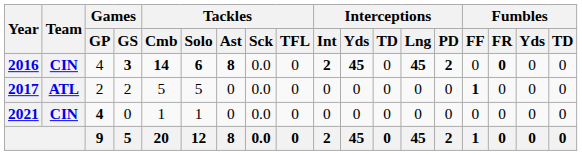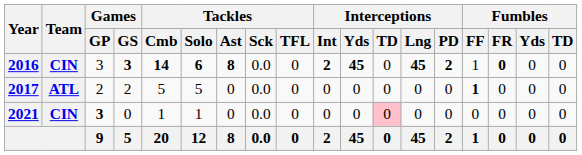(100, 65) 4 -> (100, 65) 3
(475, 65) 0 -> (475, 65) 1
(100, 114) 4 -> (100, 114) 3
(387, 114) no background -> (387, 114) pink background
